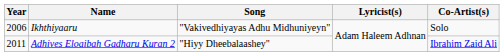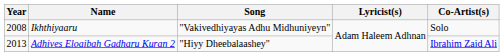(17, 28) 2006 -> (17, 28) 2008
(16, 43) 2011 -> (17, 43) 2013
